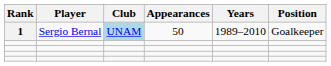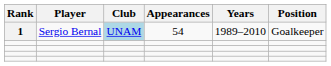(178, 31) 50 -> (178, 31) 54
